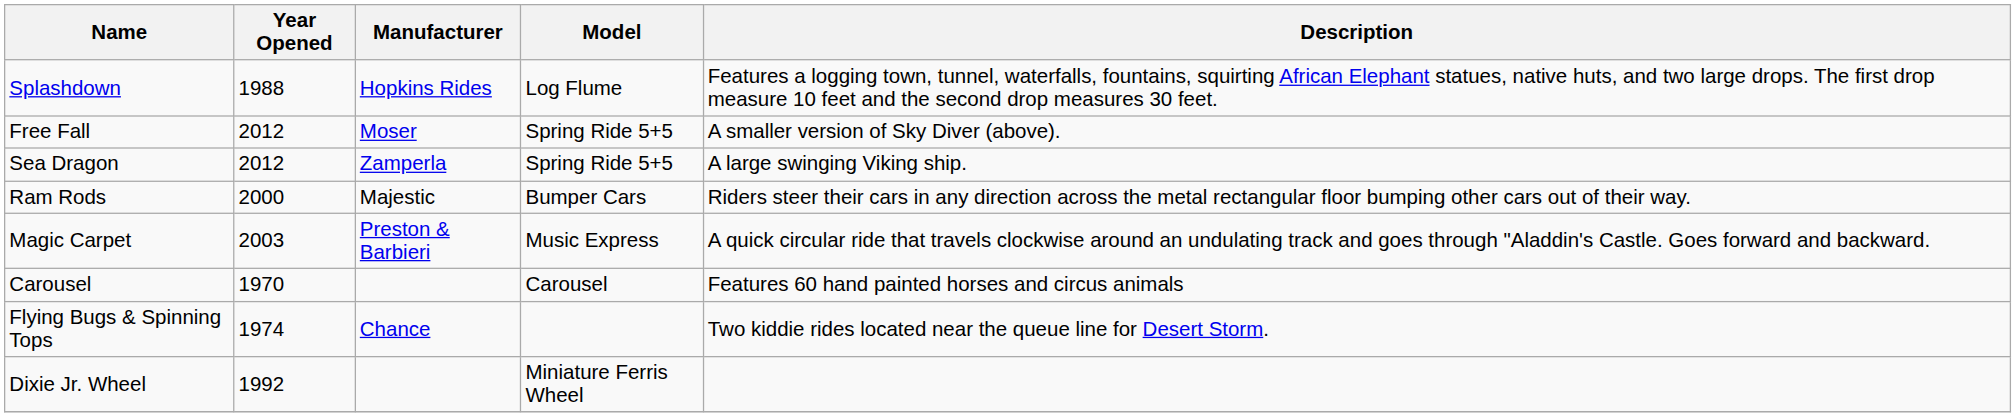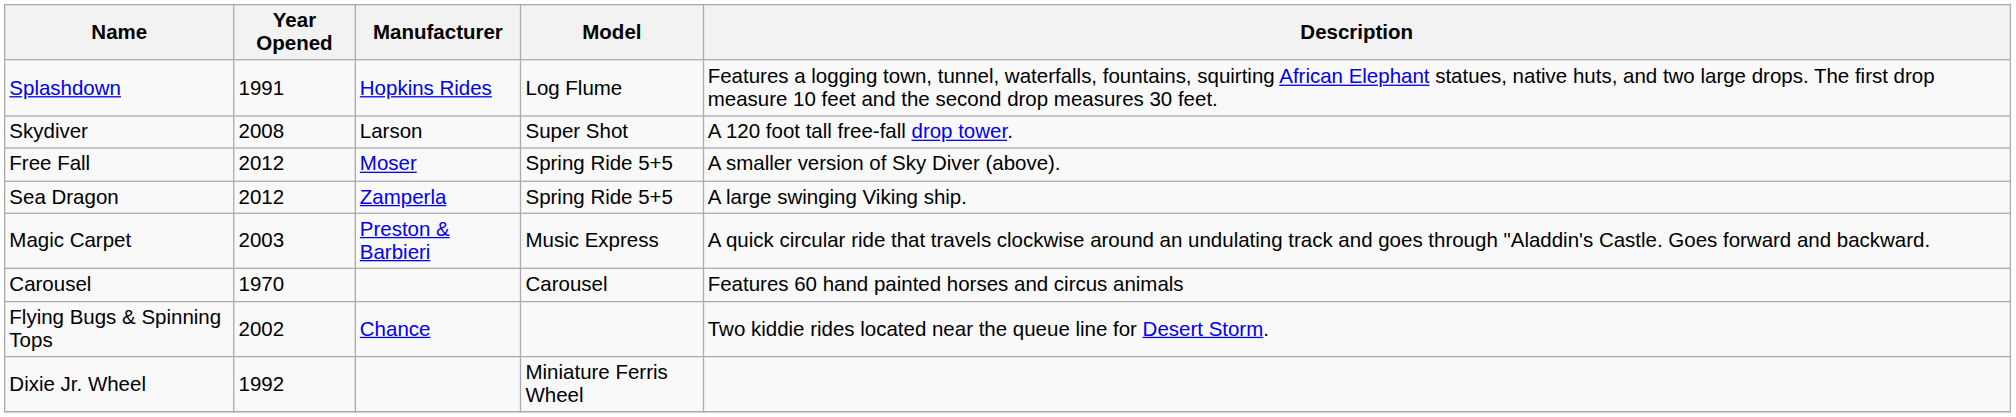(261, 87) 1988 -> (261, 87) 1991
+ row: (49, 131)
- row: (58, 196)
(261, 328) 1974 -> (261, 328) 2002
